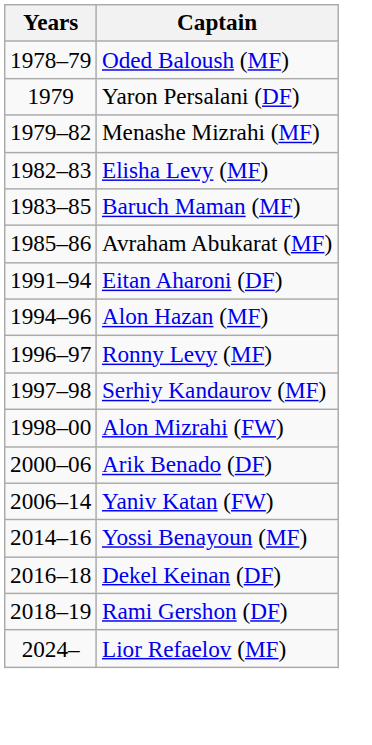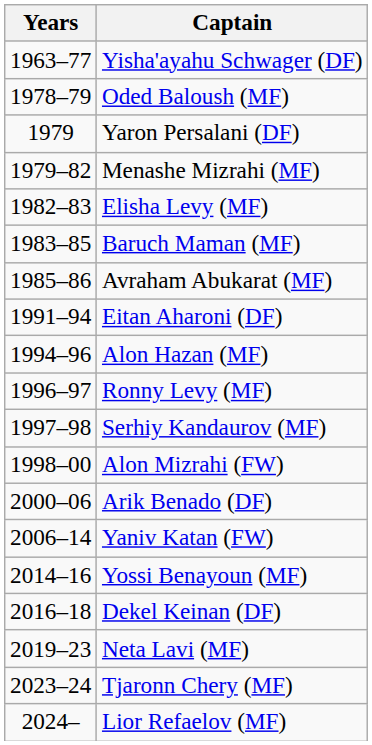+ row: (232, 59)
- row: (195, 611)
+ row: (175, 648)
+ row: (197, 685)
